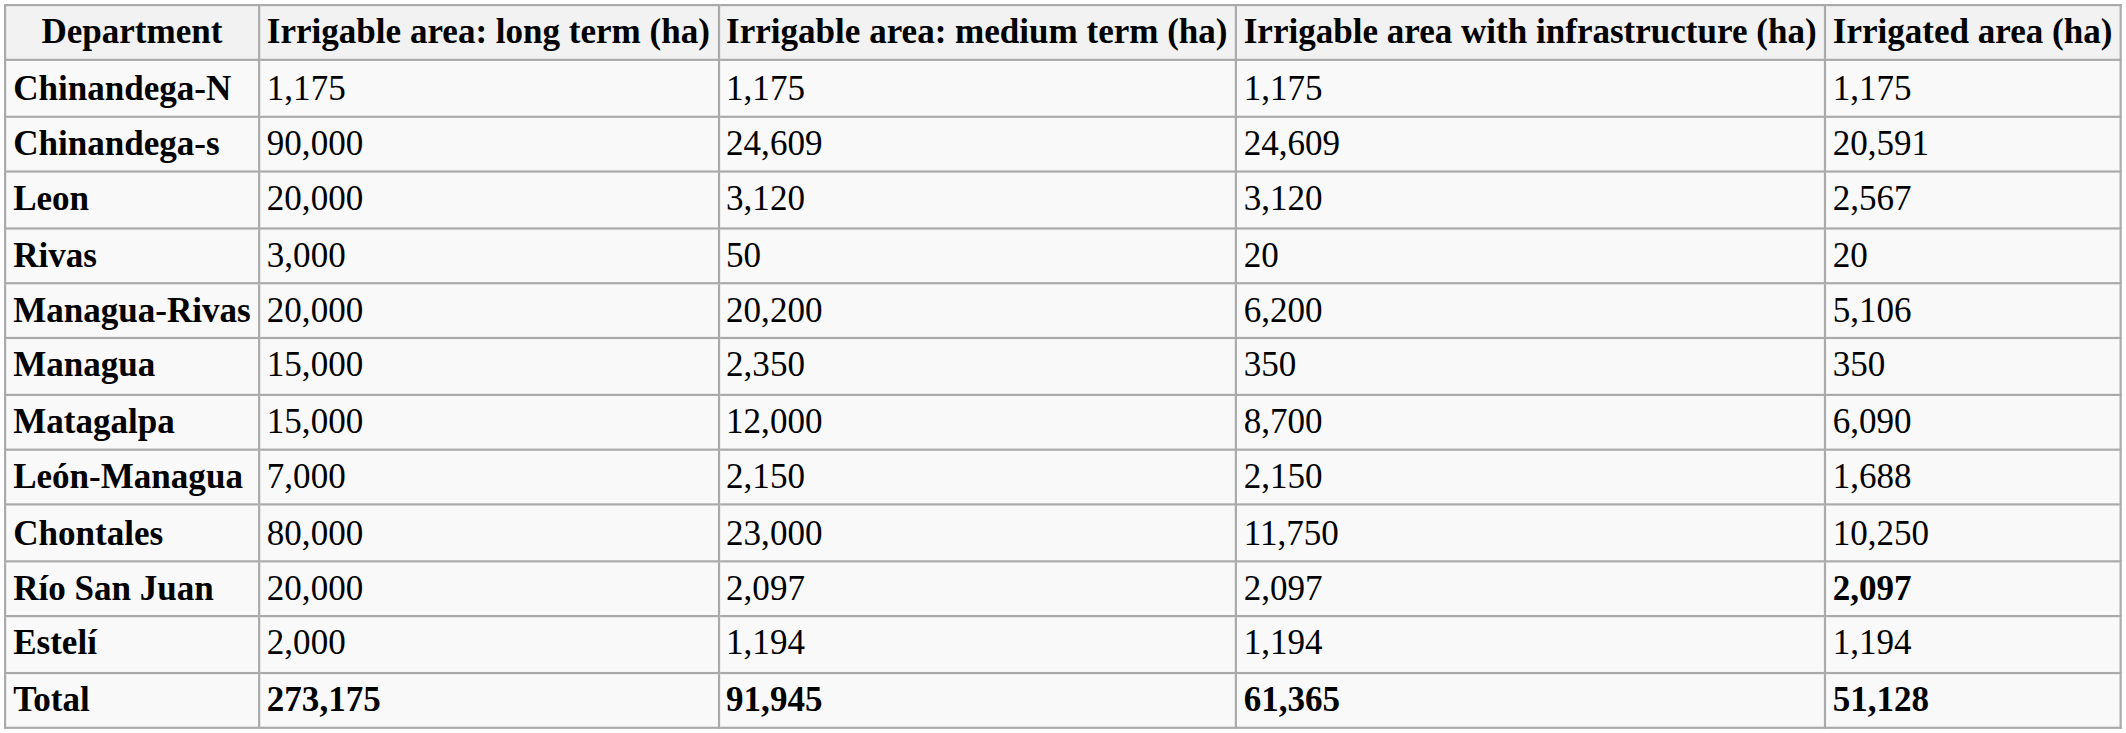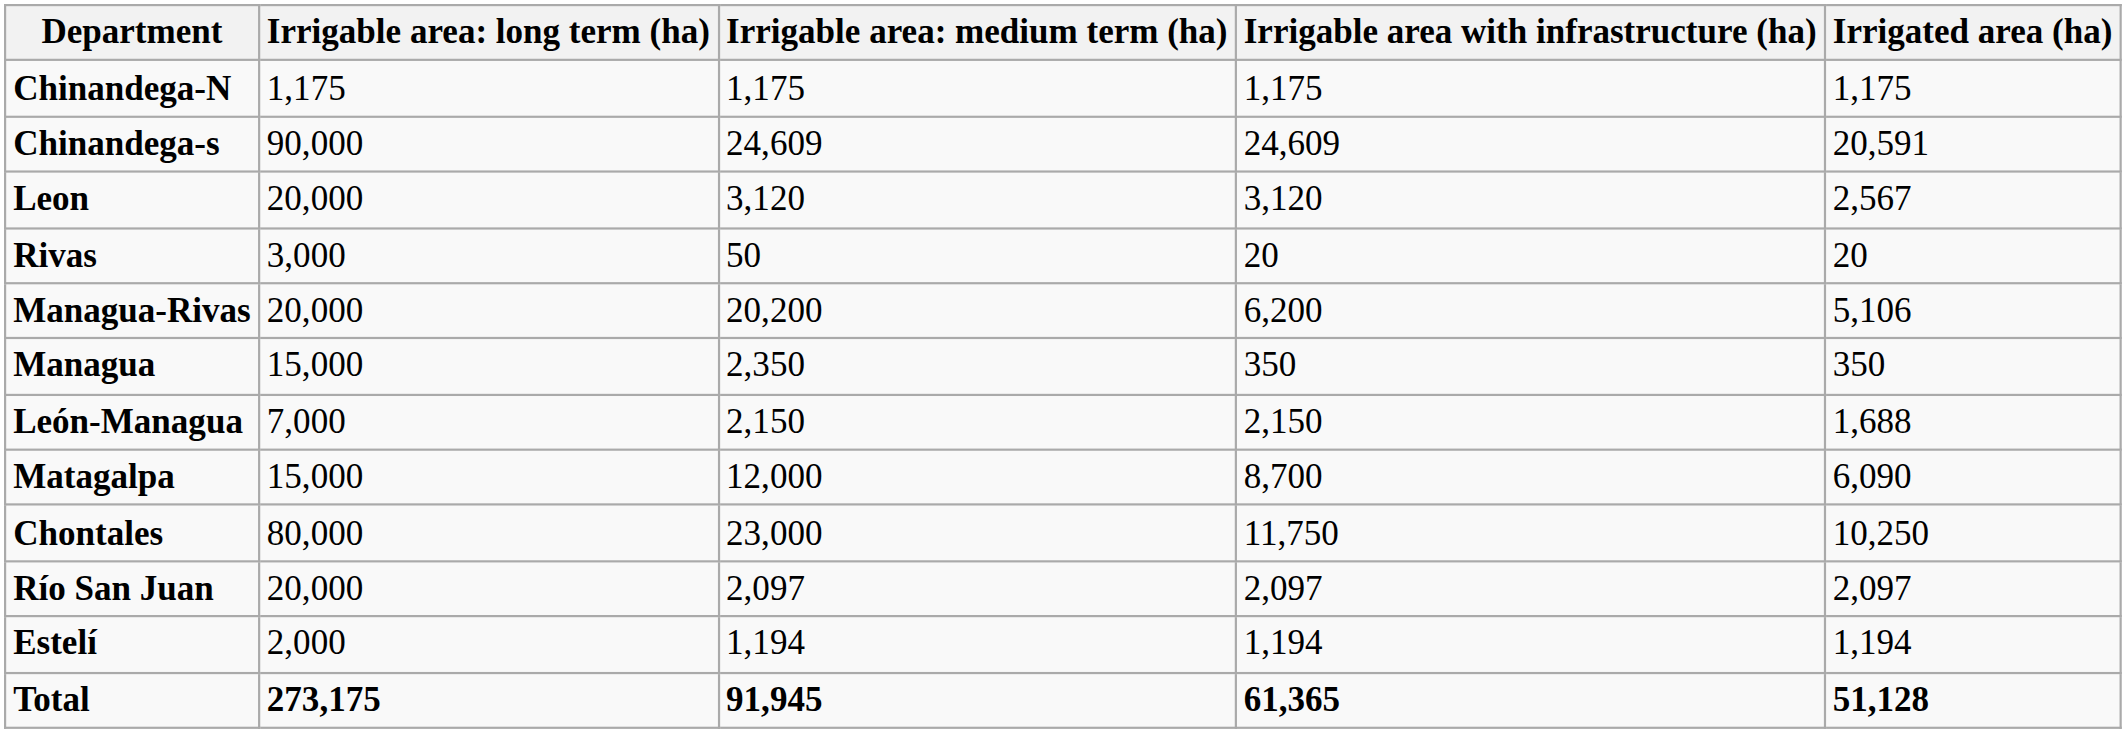rows swapped: (128, 476) <-> (94, 421)
(1872, 587) bold -> (1872, 587) normal
